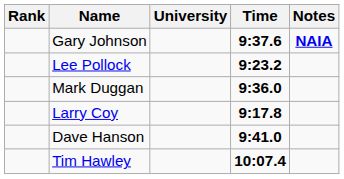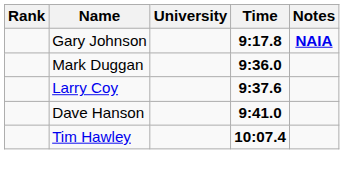(260, 40) 9:37.6 -> (260, 40) 9:17.8
- row: (91, 64)
(260, 112) 9:17.8 -> (260, 88) 9:37.6
